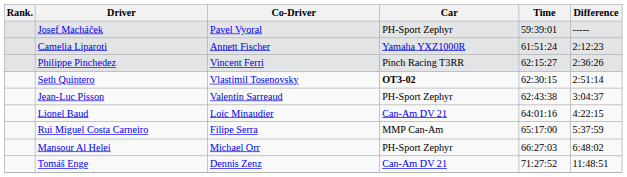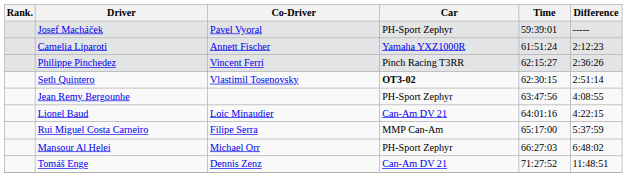- row: (71, 97)
+ row: (84, 97)
